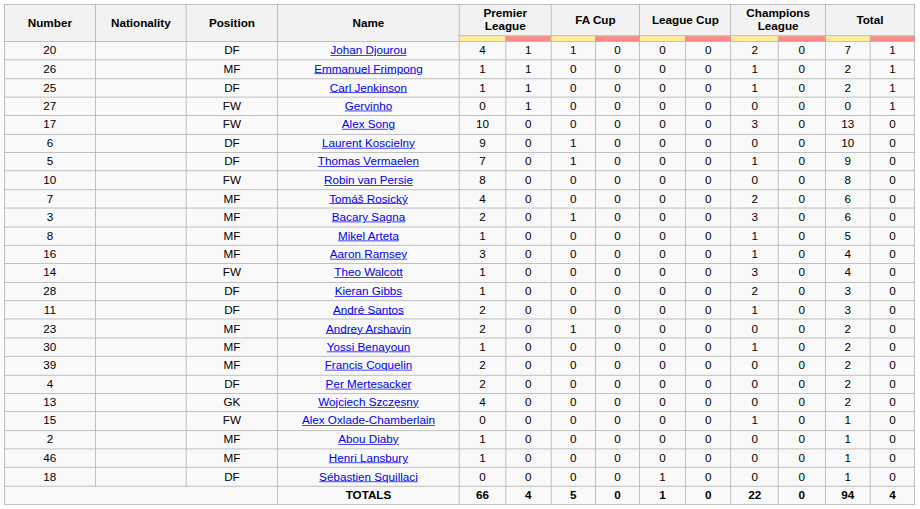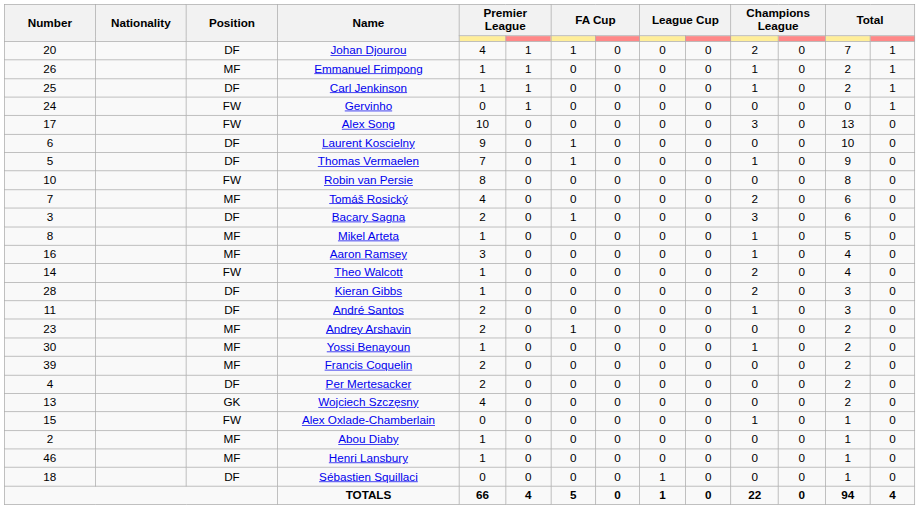(50, 106) 27 -> (50, 106) 24
(232, 217) MF -> (232, 217) DF
(755, 273) 3 -> (755, 273) 2
